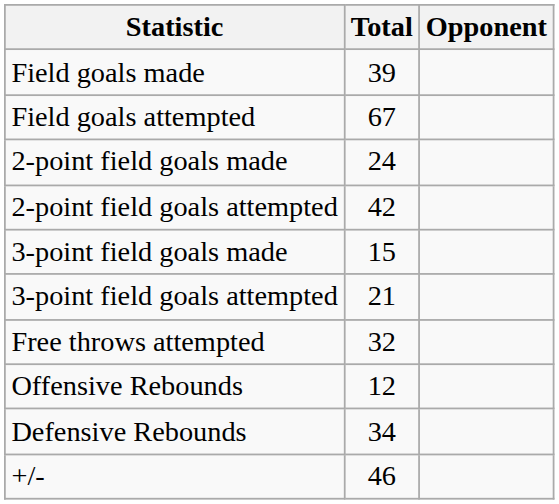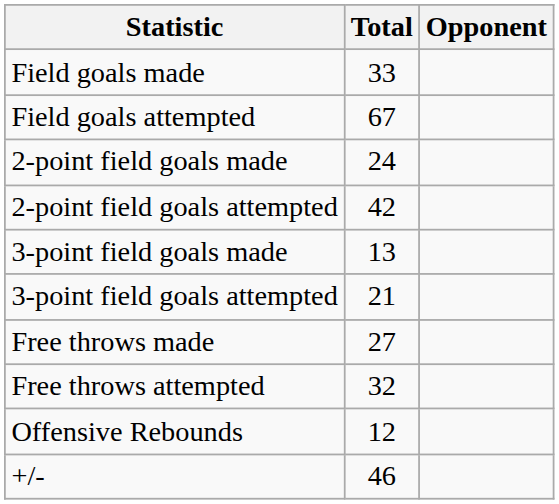(382, 71) 39 -> (382, 71) 33
(382, 251) 15 -> (382, 251) 13
+ row: (113, 341)
- row: (129, 431)
